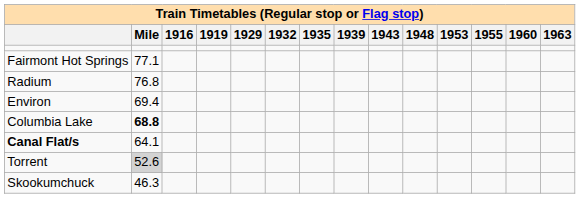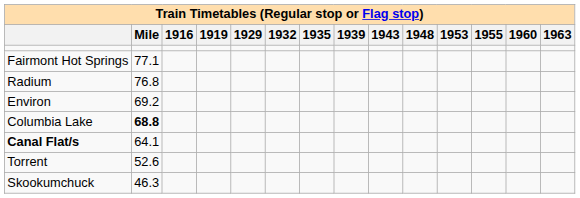(147, 101) 69.4 -> (147, 101) 69.2
(147, 162) lightgrey background -> (147, 162) no background
